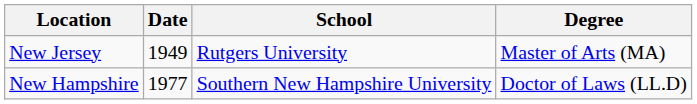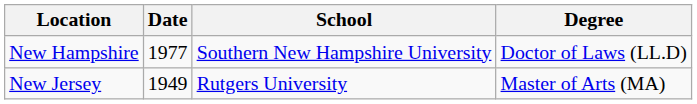rows swapped: (55, 51) <-> (74, 83)
